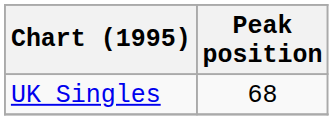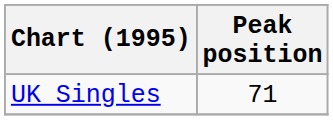(262, 95) 68 -> (262, 95) 71
